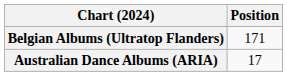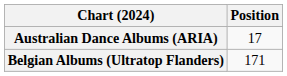rows swapped: (116, 60) <-> (116, 37)
